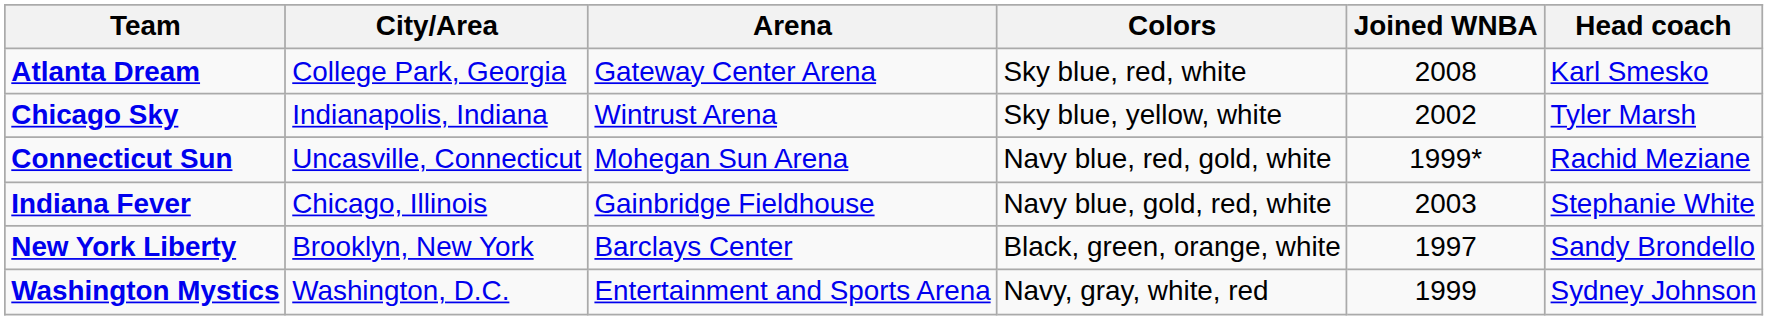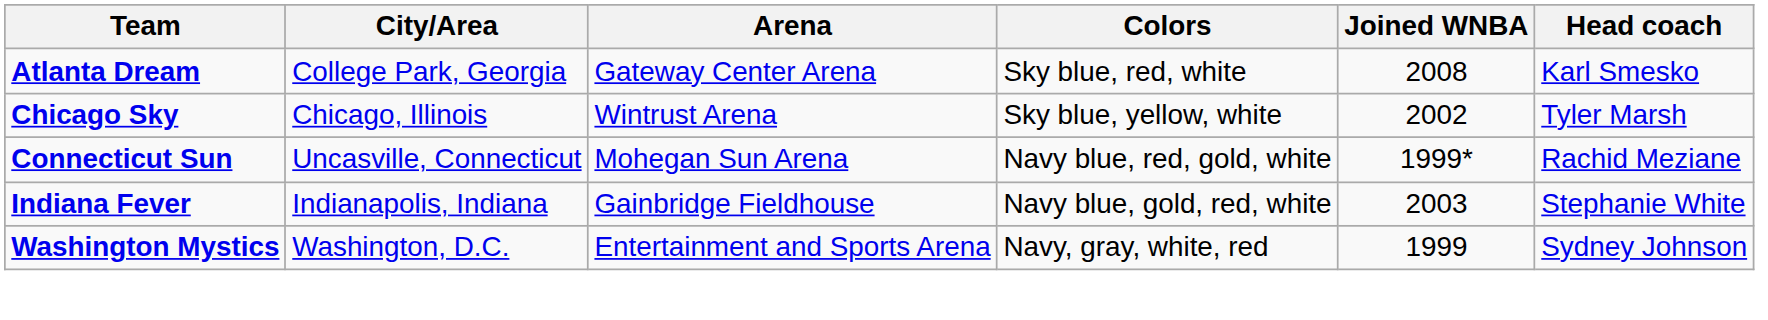(420, 114) Indianapolis, Indiana -> (390, 114) Chicago, Illinois
(390, 203) Chicago, Illinois -> (420, 203) Indianapolis, Indiana
- row: (124, 247)
